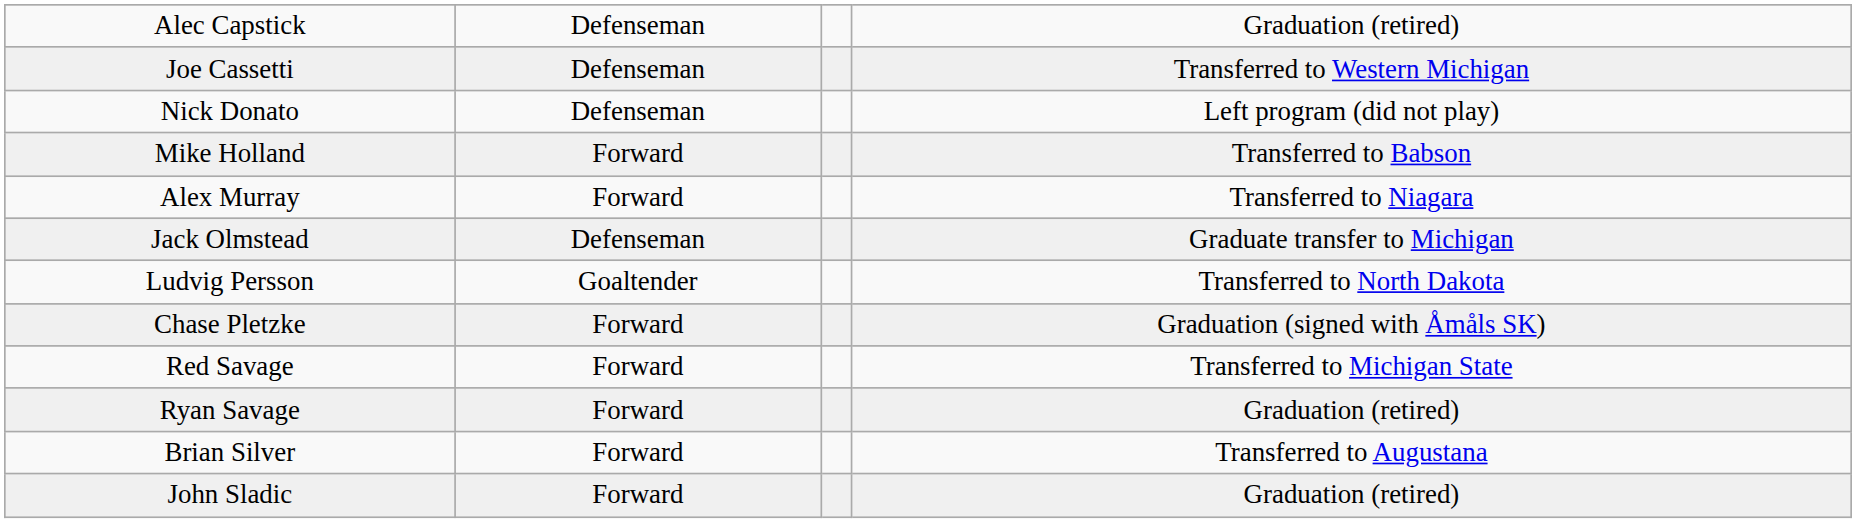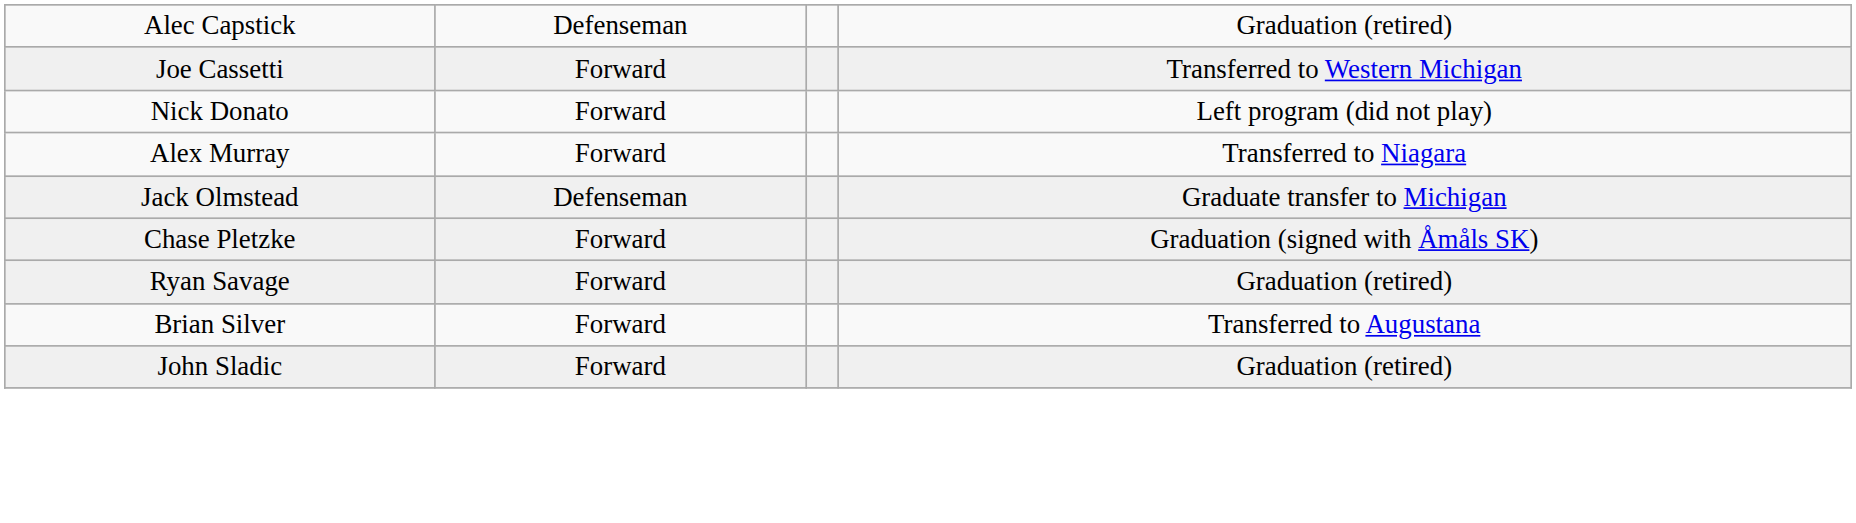(638, 68) Defenseman -> (620, 68) Forward
(638, 111) Defenseman -> (620, 111) Forward
- row: (230, 153)
- row: (230, 281)
- row: (230, 366)
